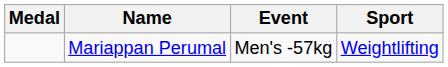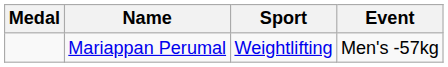columns swapped: (390, 18) <-> (283, 18)
